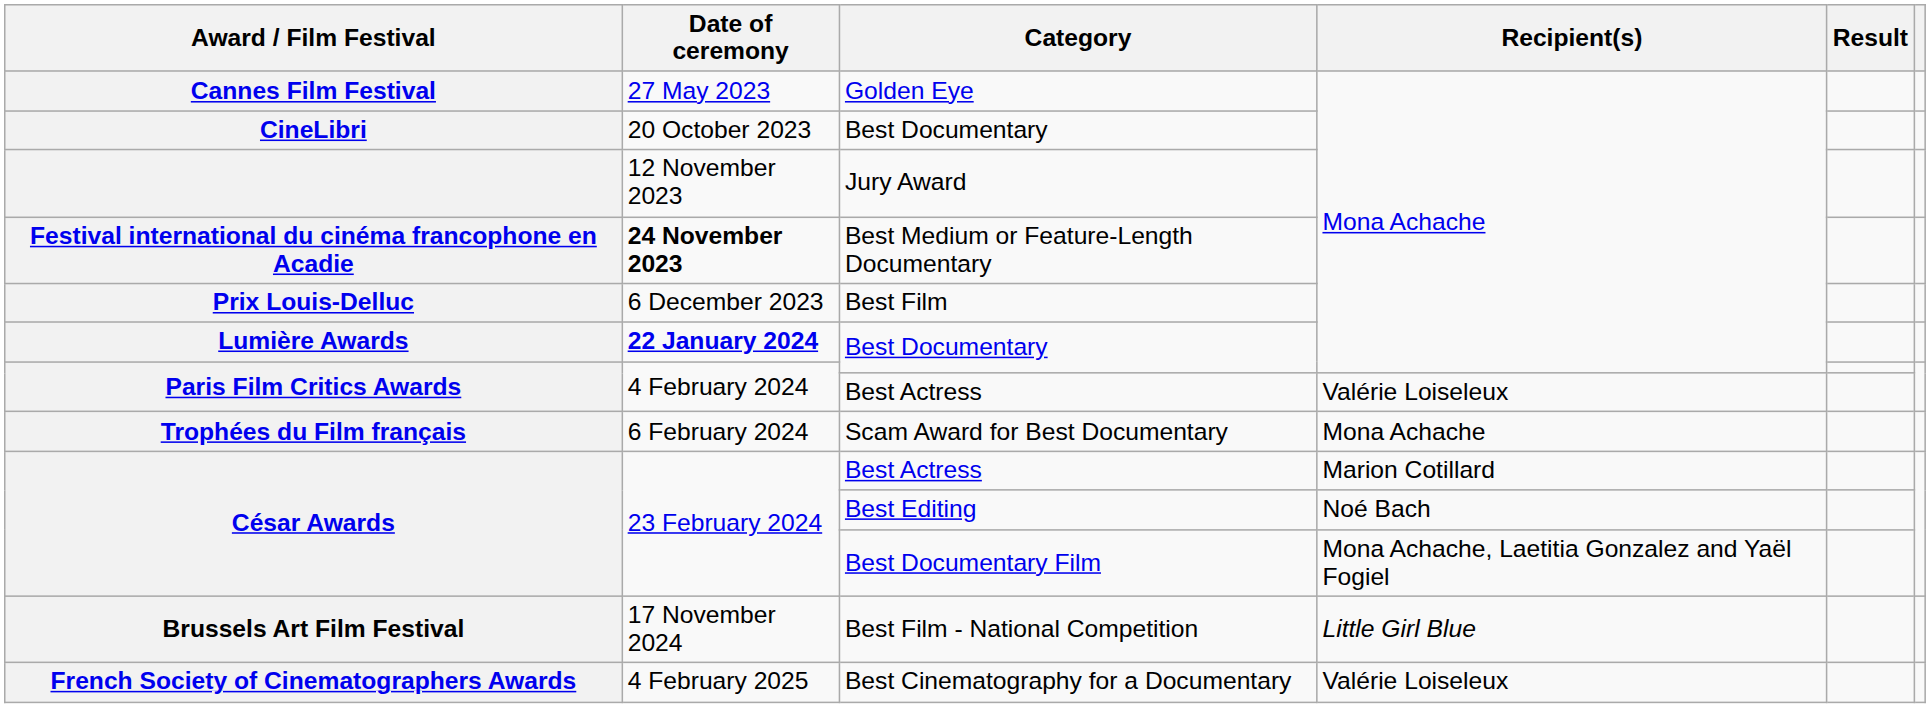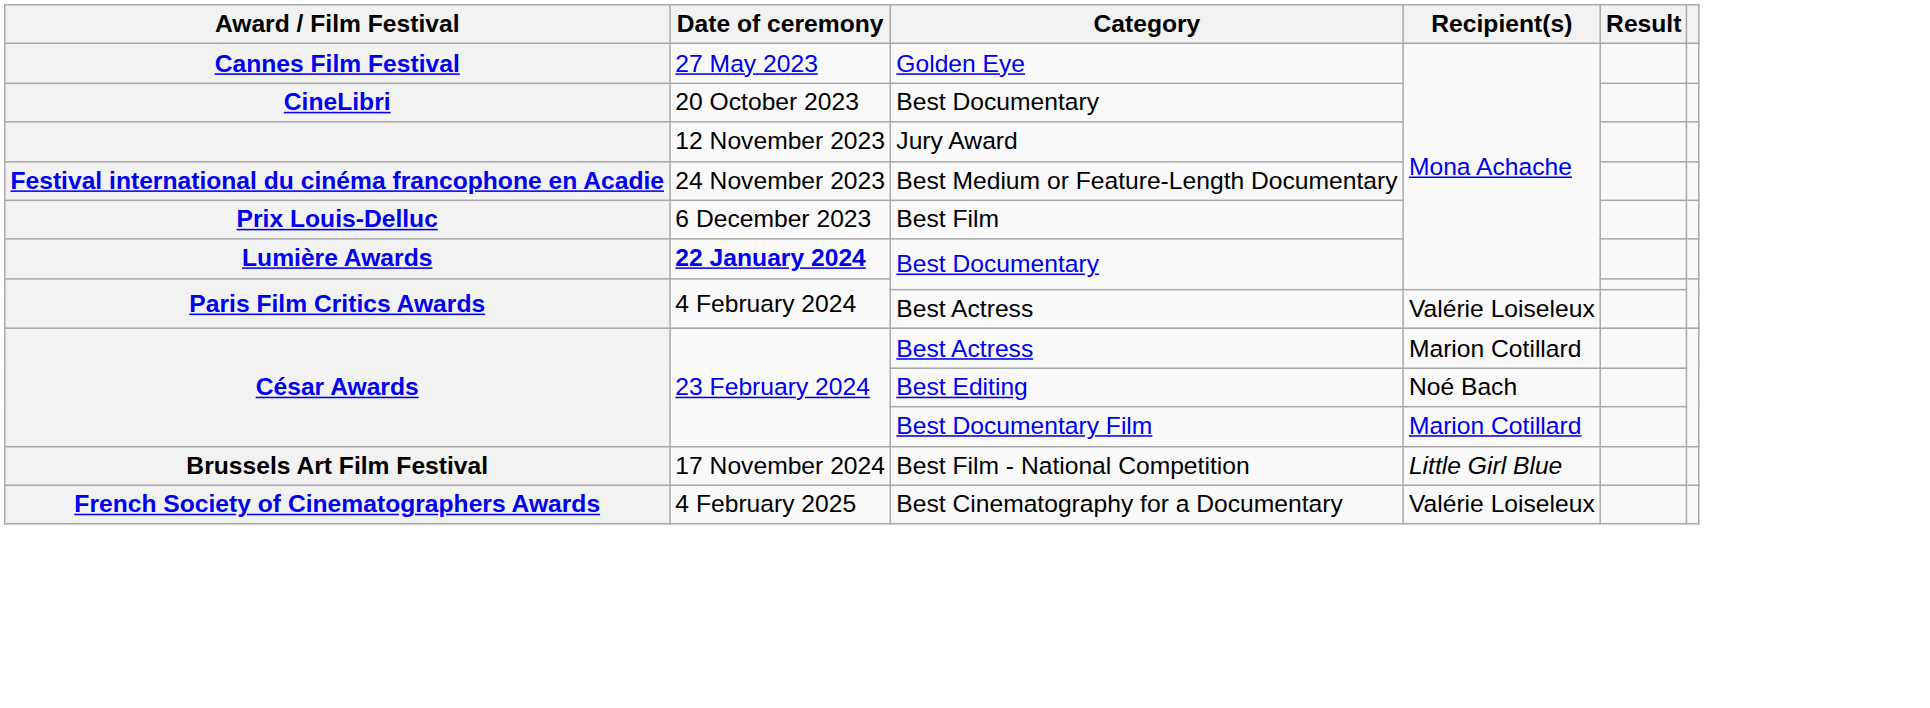(705, 249) bold -> (780, 180) normal
- row: (313, 431)
(1557, 562) Mona Achache, Laetitia Gonzalez and Yaël Fogiel -> (1495, 426) Marion Cotillard
